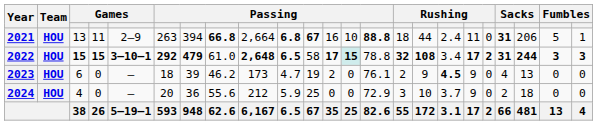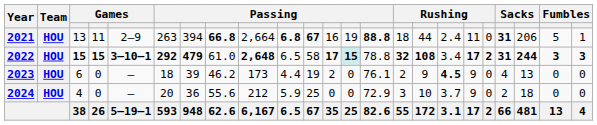(351, 37) 10 -> (351, 37) 19
(291, 56) bold -> (291, 56) normal
(291, 74) 4.7 -> (291, 74) 4.4
